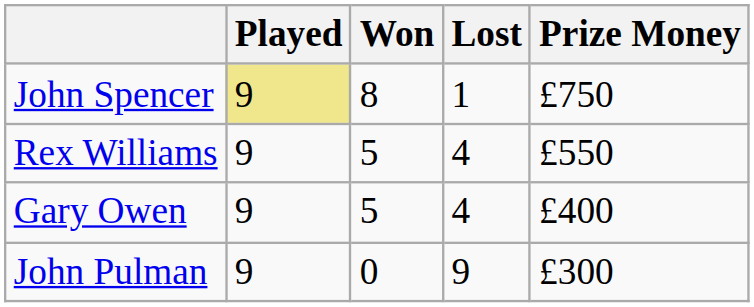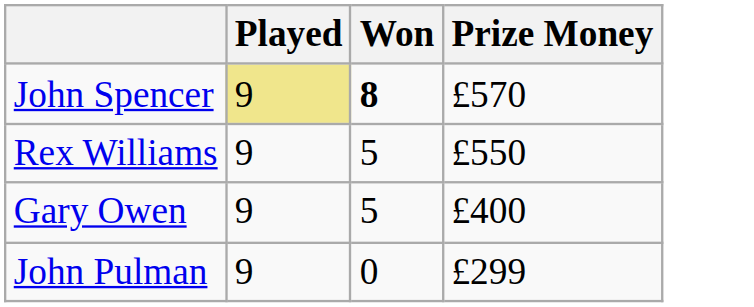- column: (487, 34)
(369, 93) normal -> (369, 93) bold
(576, 93) £750 -> (489, 93) £570
(576, 270) £300 -> (489, 270) £299
